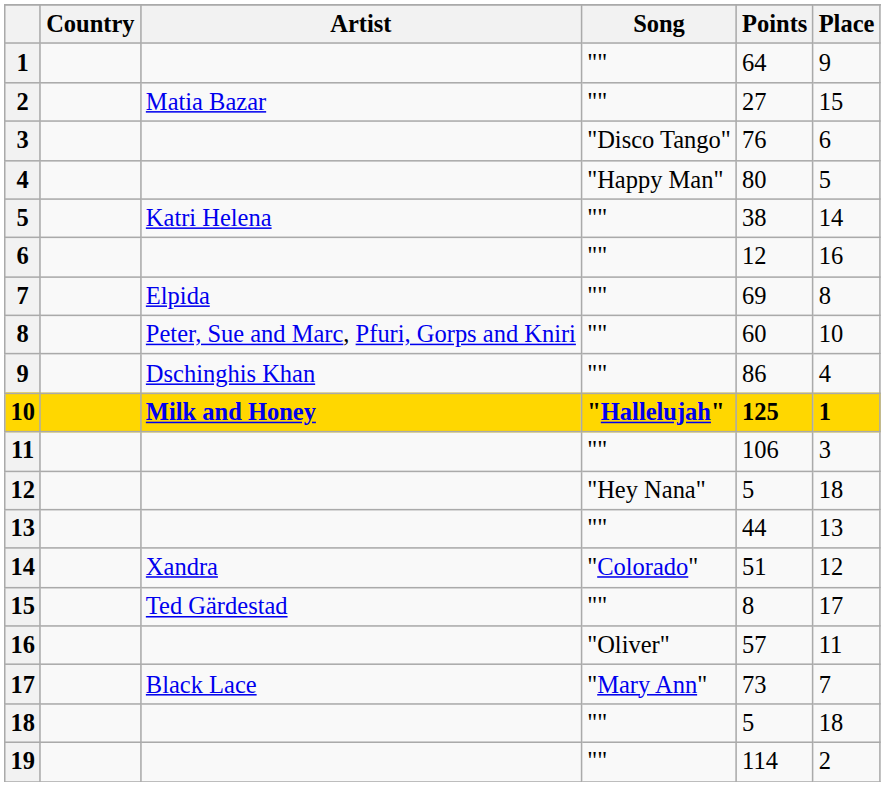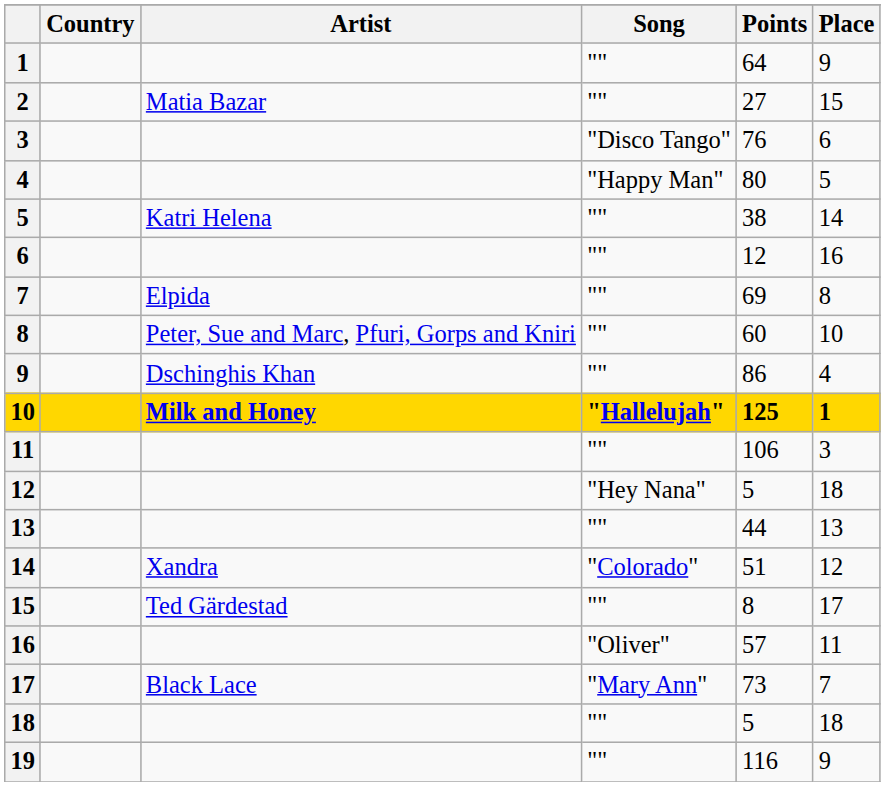(760, 761) 114 -> (760, 761) 116
(825, 761) 2 -> (825, 761) 9
